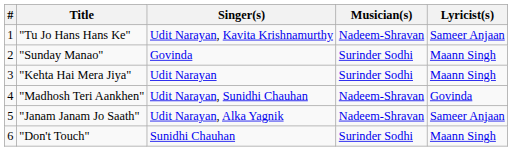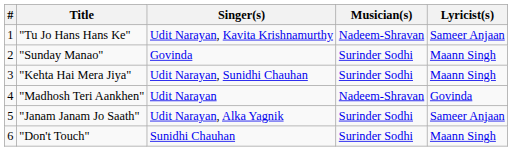(183, 75) Udit Narayan -> (229, 75) Udit Narayan, Sunidhi Chauhan
(229, 96) Udit Narayan, Sunidhi Chauhan -> (183, 96) Udit Narayan
(382, 116) Nadeem-Shravan -> (376, 116) Surinder Sodhi
